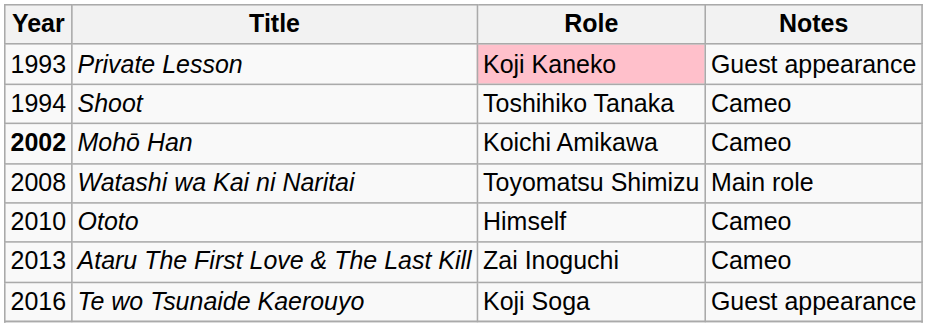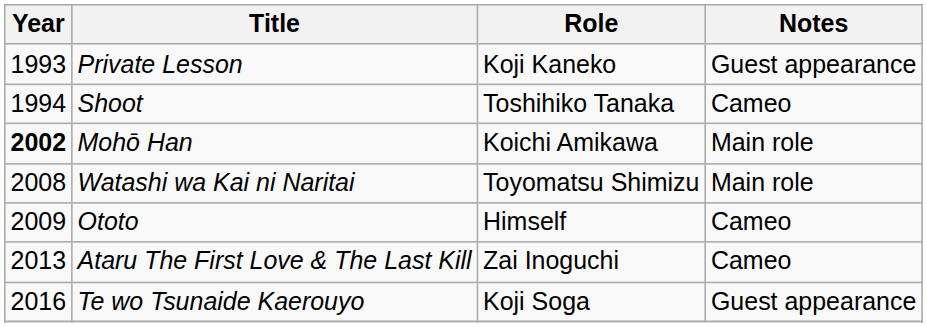(550, 63) pink background -> (550, 63) no background
(751, 143) Cameo -> (762, 143) Main role
(38, 222) 2010 -> (38, 222) 2009
